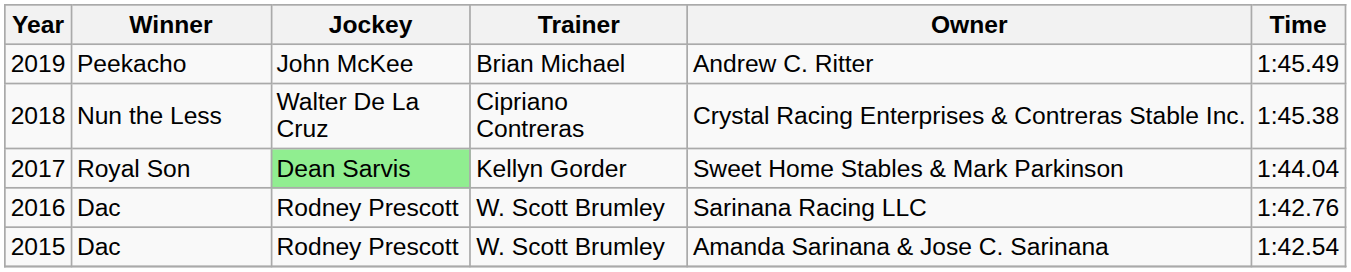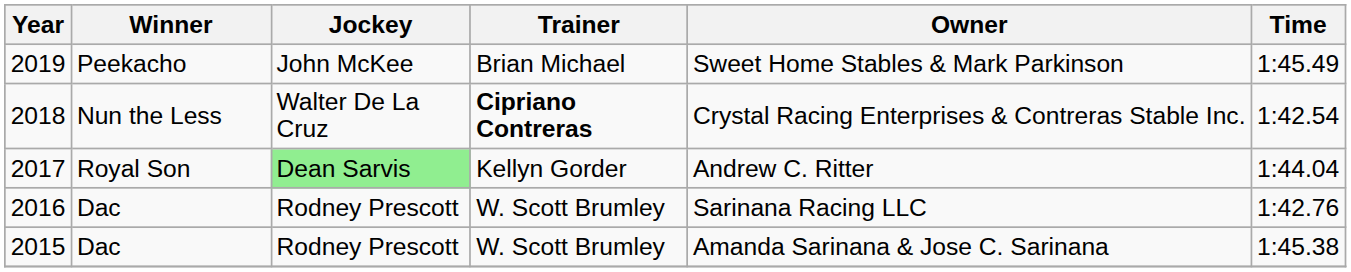(783, 64) Andrew C. Ritter -> (908, 64) Sweet Home Stables & Mark Parkinson
(530, 116) normal -> (534, 116) bold
(1298, 116) 1:45.38 -> (1298, 116) 1:42.54
(908, 169) Sweet Home Stables & Mark Parkinson -> (783, 169) Andrew C. Ritter
(1298, 247) 1:42.54 -> (1298, 247) 1:45.38
